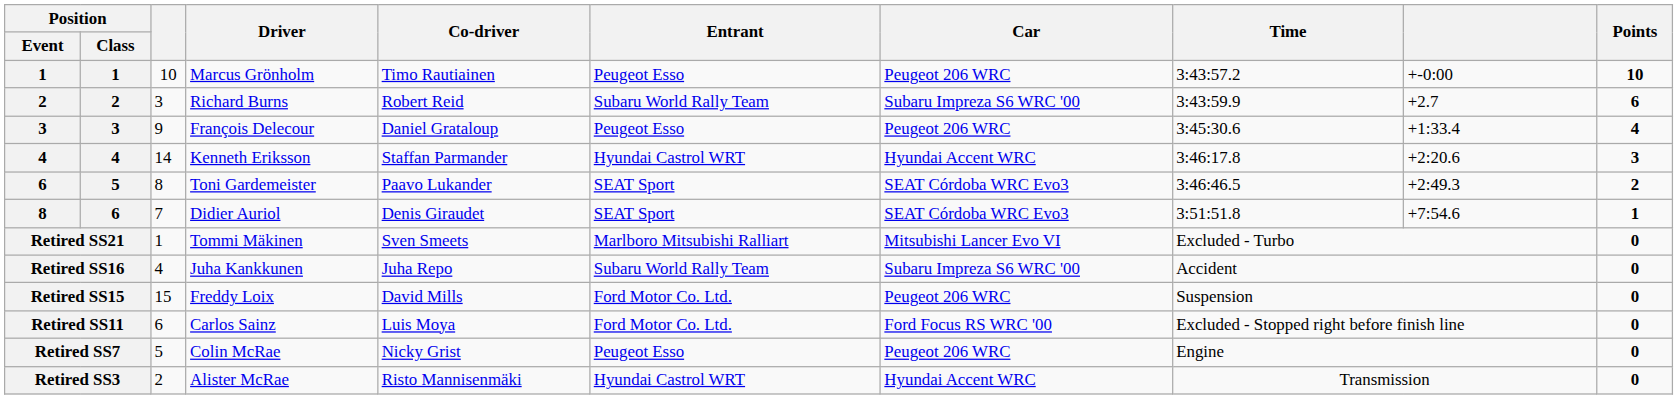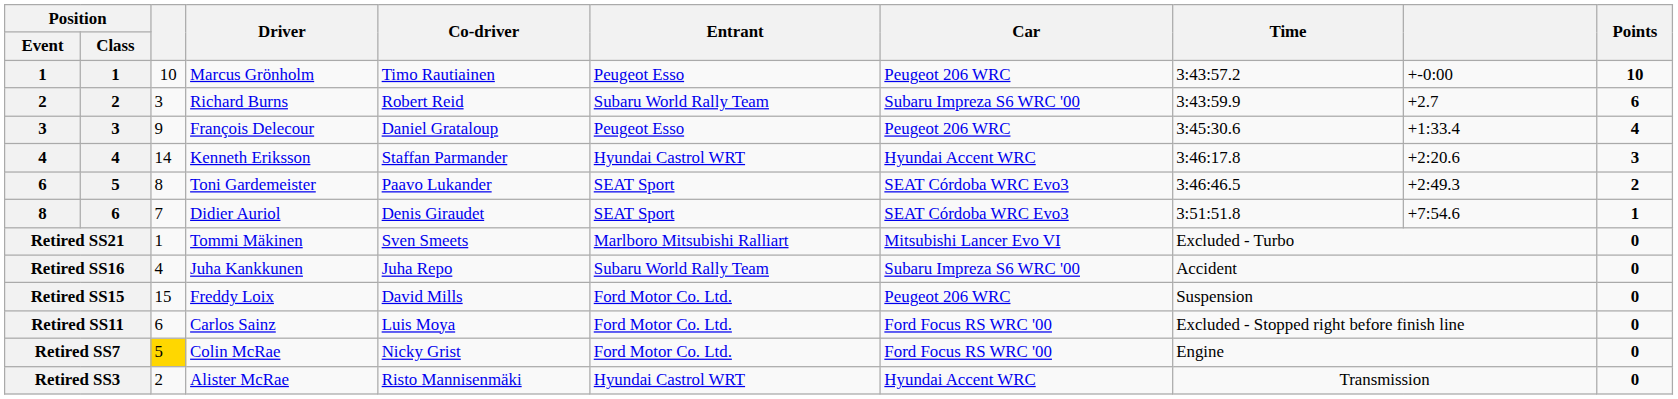(159, 351) no background -> (159, 351) gold background
(639, 351) Peugeot Esso -> (663, 351) Ford Motor Co. Ltd.
(947, 351) Peugeot 206 WRC -> (968, 351) Ford Focus RS WRC '00
